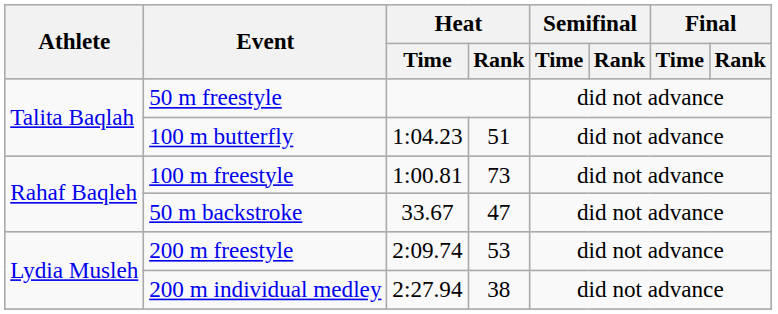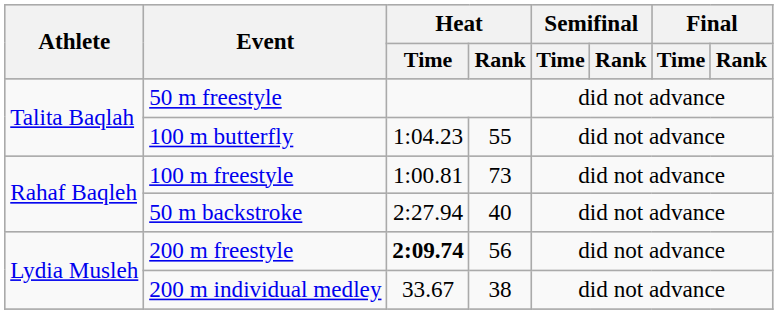(499, 136) 51 -> (500, 136) 55
(427, 213) 33.67 -> (428, 213) 2:27.94
(499, 213) 47 -> (500, 213) 40
(427, 251) normal -> (428, 251) bold
(499, 251) 53 -> (500, 251) 56
(427, 289) 2:27.94 -> (428, 289) 33.67
